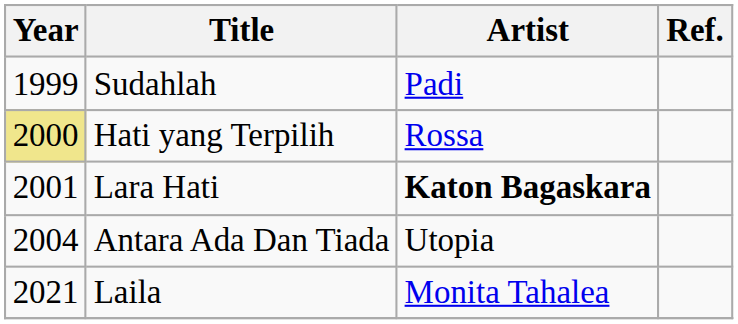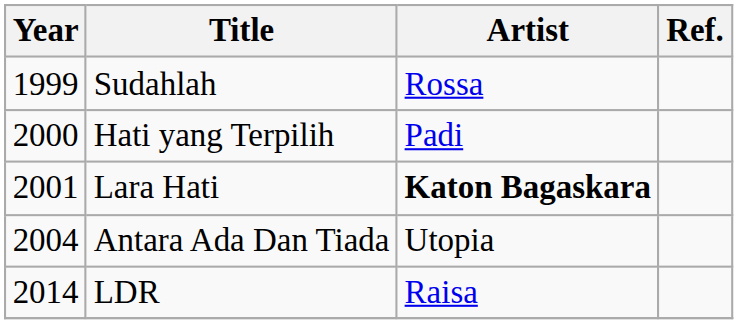(434, 82) Padi -> (444, 82) Rossa
(46, 135) khaki background -> (46, 135) no background
(444, 135) Rossa -> (434, 135) Padi
+ row: (127, 291)
- row: (128, 291)
